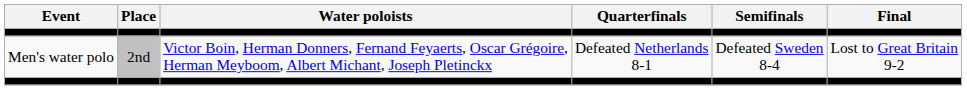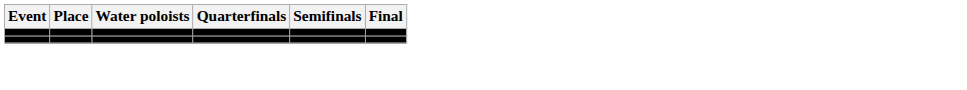- row: (61, 56)
